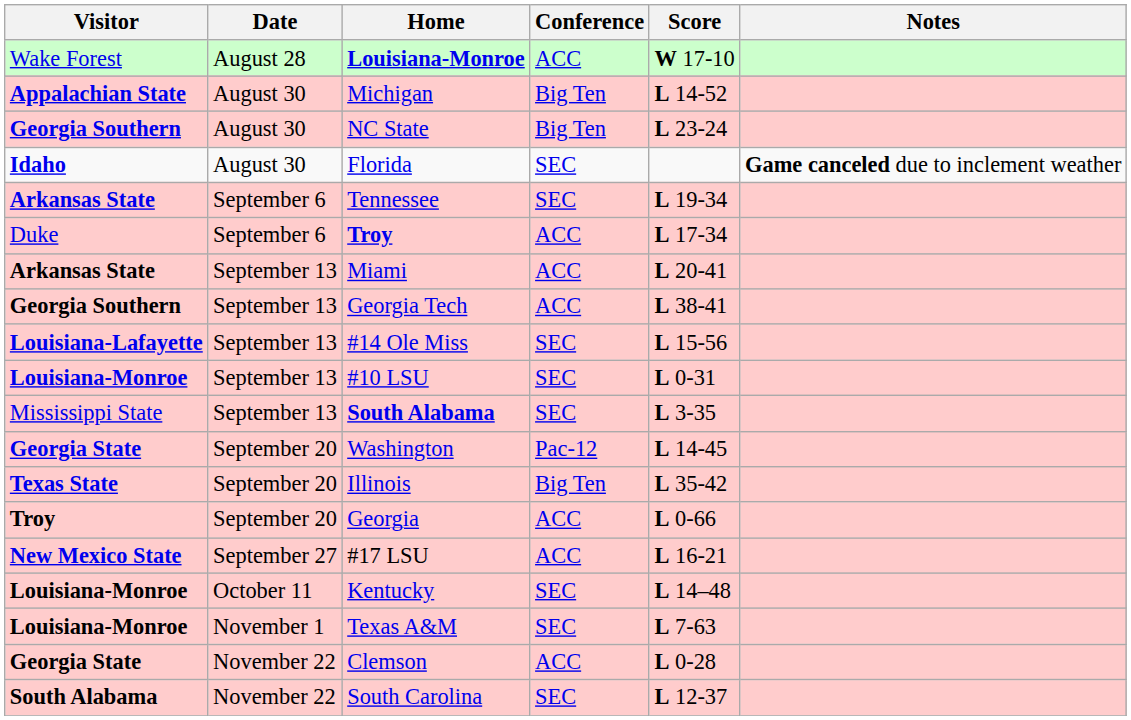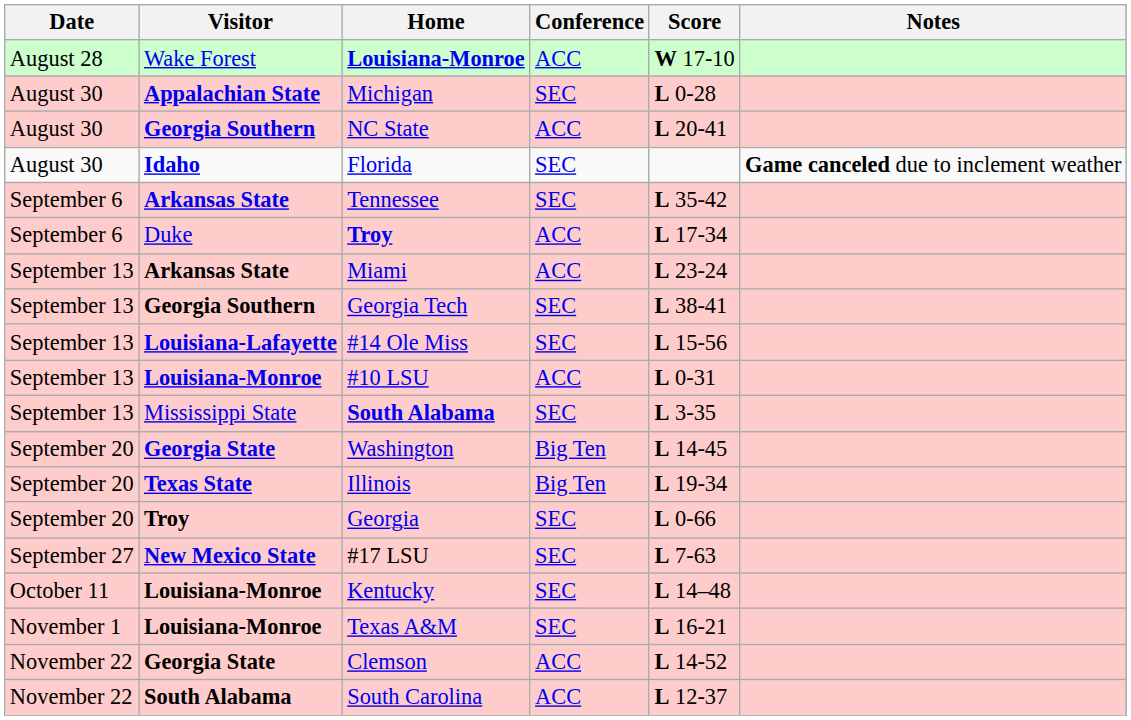columns swapped: (275, 22) <-> (106, 22)
(570, 93) Big Ten -> (556, 93) SEC
(691, 93) L 14-52 -> (685, 93) L 0-28
(570, 128) Big Ten -> (558, 128) ACC
(691, 128) L 23-24 -> (691, 128) L 20-41
(691, 199) L 19-34 -> (691, 199) L 35-42
(691, 270) L 20-41 -> (691, 270) L 23-24
(558, 306) ACC -> (556, 306) SEC
(556, 377) SEC -> (558, 377) ACC
(566, 448) Pac-12 -> (570, 448) Big Ten
(691, 484) L 35-42 -> (691, 484) L 19-34
(558, 519) ACC -> (556, 519) SEC
(558, 555) ACC -> (556, 555) SEC
(691, 555) L 16-21 -> (685, 555) L 7-63
(685, 626) L 7-63 -> (691, 626) L 16-21
(685, 661) L 0-28 -> (691, 661) L 14-52
(556, 697) SEC -> (558, 697) ACC
